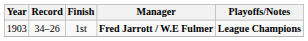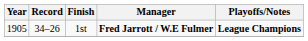(17, 28) 1903 -> (17, 28) 1905
